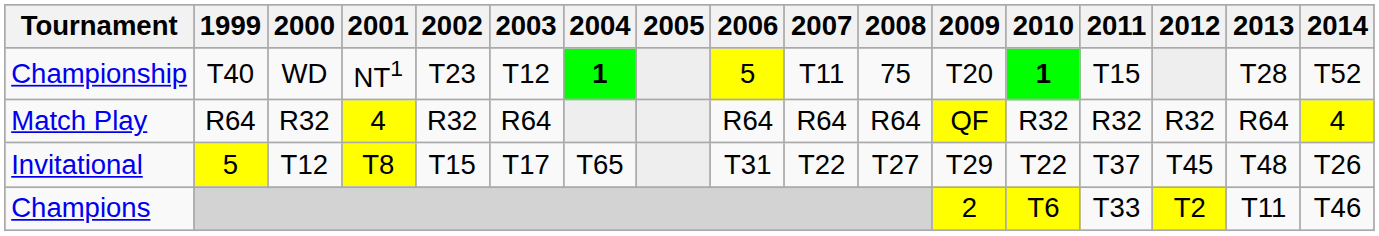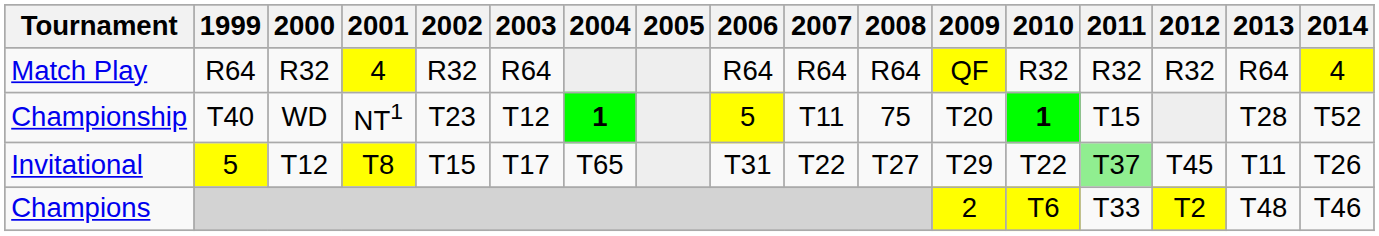rows swapped: (79, 121) <-> (99, 73)
(1117, 164) no background -> (1117, 164) lightgreen background
(1264, 164) T48 -> (1264, 164) T11
(1264, 208) T11 -> (1264, 208) T48
